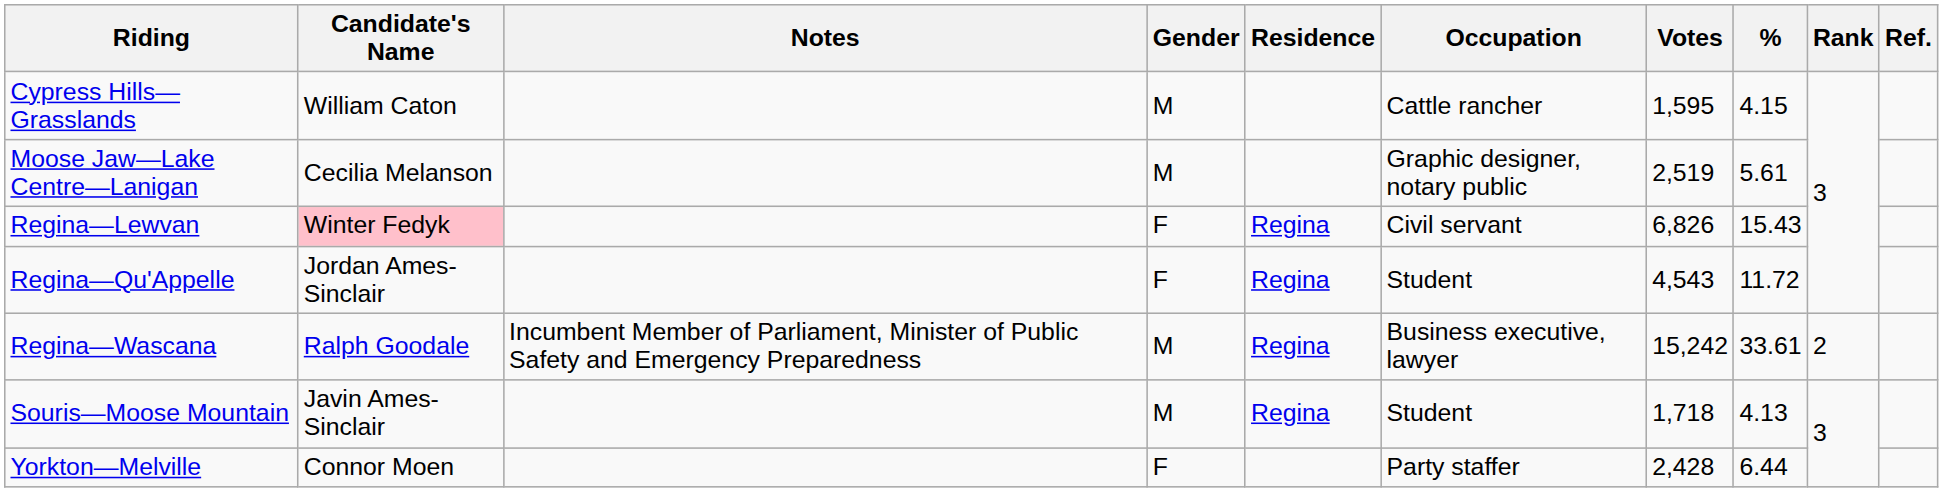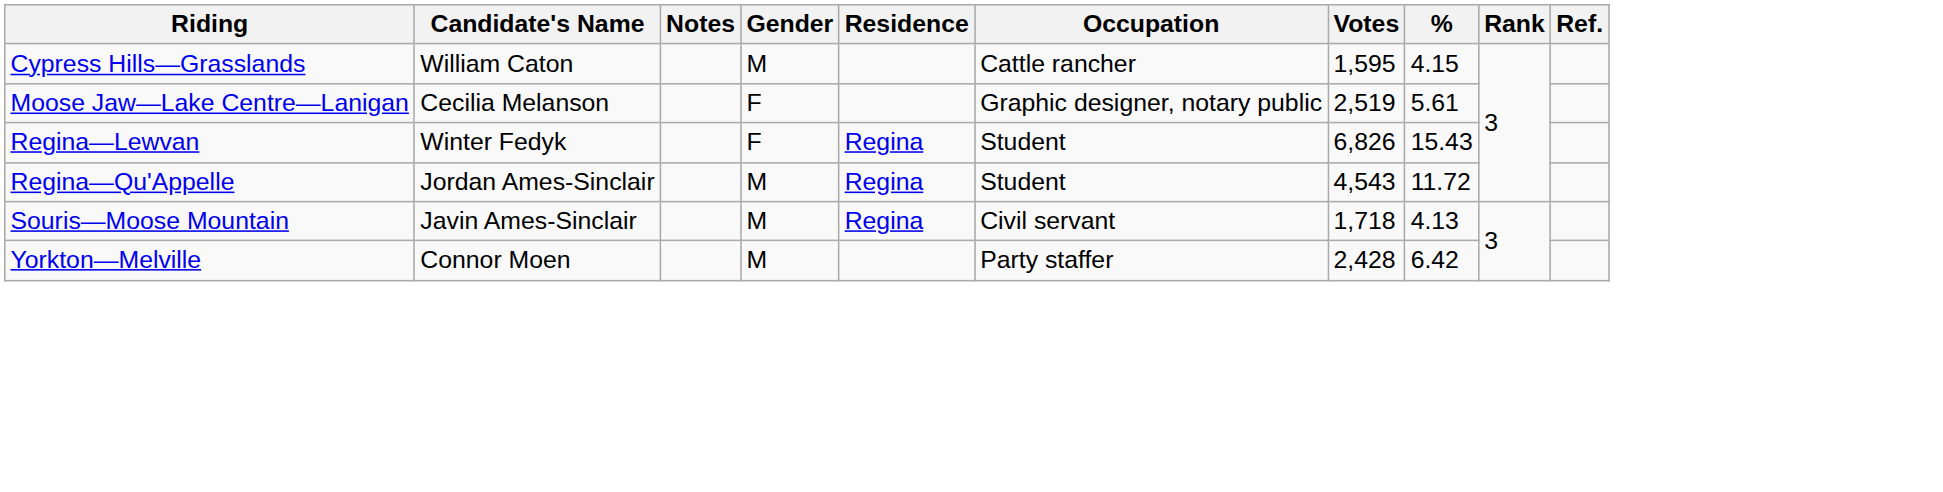(1163, 172) M -> (754, 102) F
(377, 225) pink background -> (493, 142) no background
(1454, 225) Civil servant -> (1023, 142) Student
(1160, 279) F -> (757, 181) M
- row: (113, 346)
(1429, 413) Student -> (1048, 220) Civil servant
(1160, 466) F -> (757, 260) M
(1764, 466) 6.44 -> (1435, 260) 6.42
